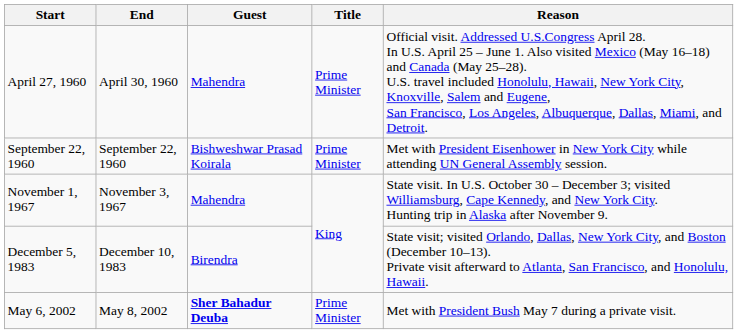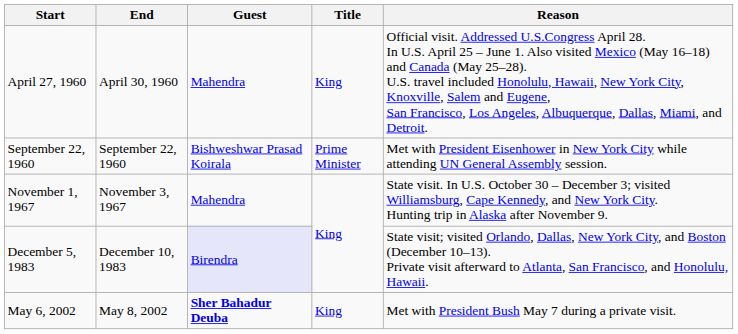(338, 81) Prime Minister -> (329, 81) King
(214, 259) no background -> (214, 259) lavender background
(338, 310) Prime Minister -> (329, 310) King
